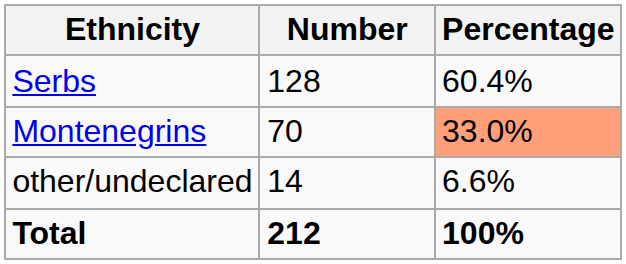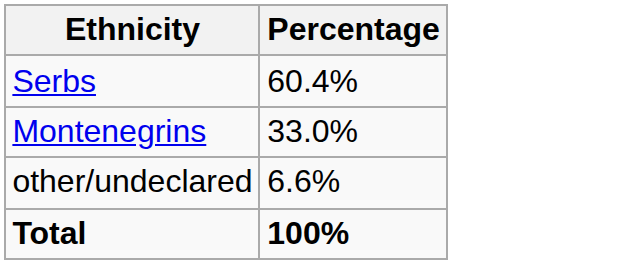- column: (347, 29)
(487, 131) lightsalmon background -> (313, 131) no background
